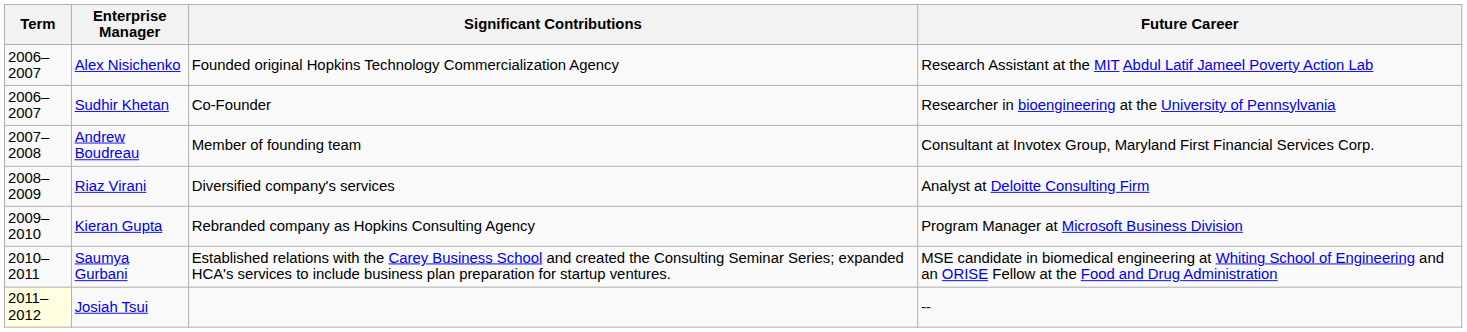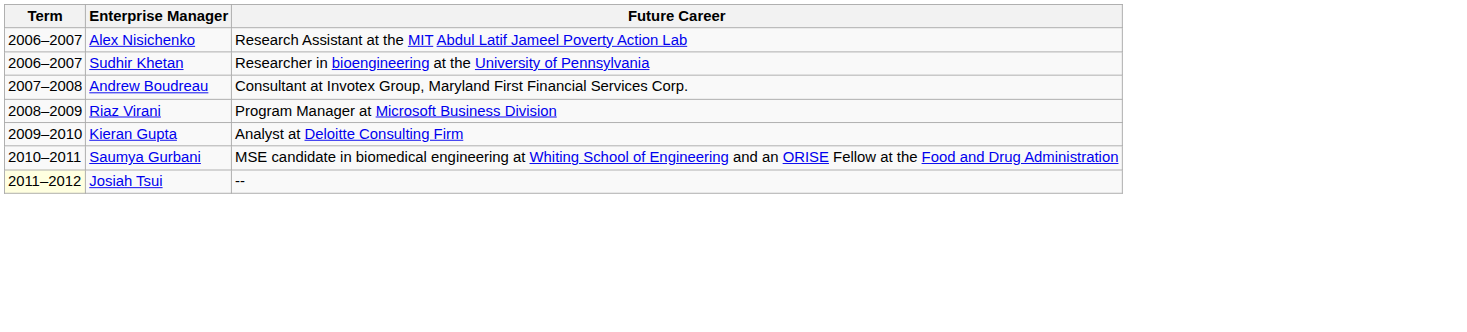- column: (553, 24)
(1035, 186) Analyst at Deloitte Consulting Firm -> (396, 110) Program Manager at Microsoft Business Division
(1082, 226) Program Manager at Microsoft Business Division -> (349, 134) Analyst at Deloitte Consulting Firm
